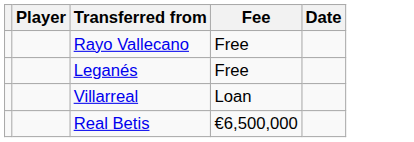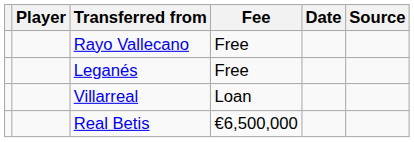+ column: (377, 17)
